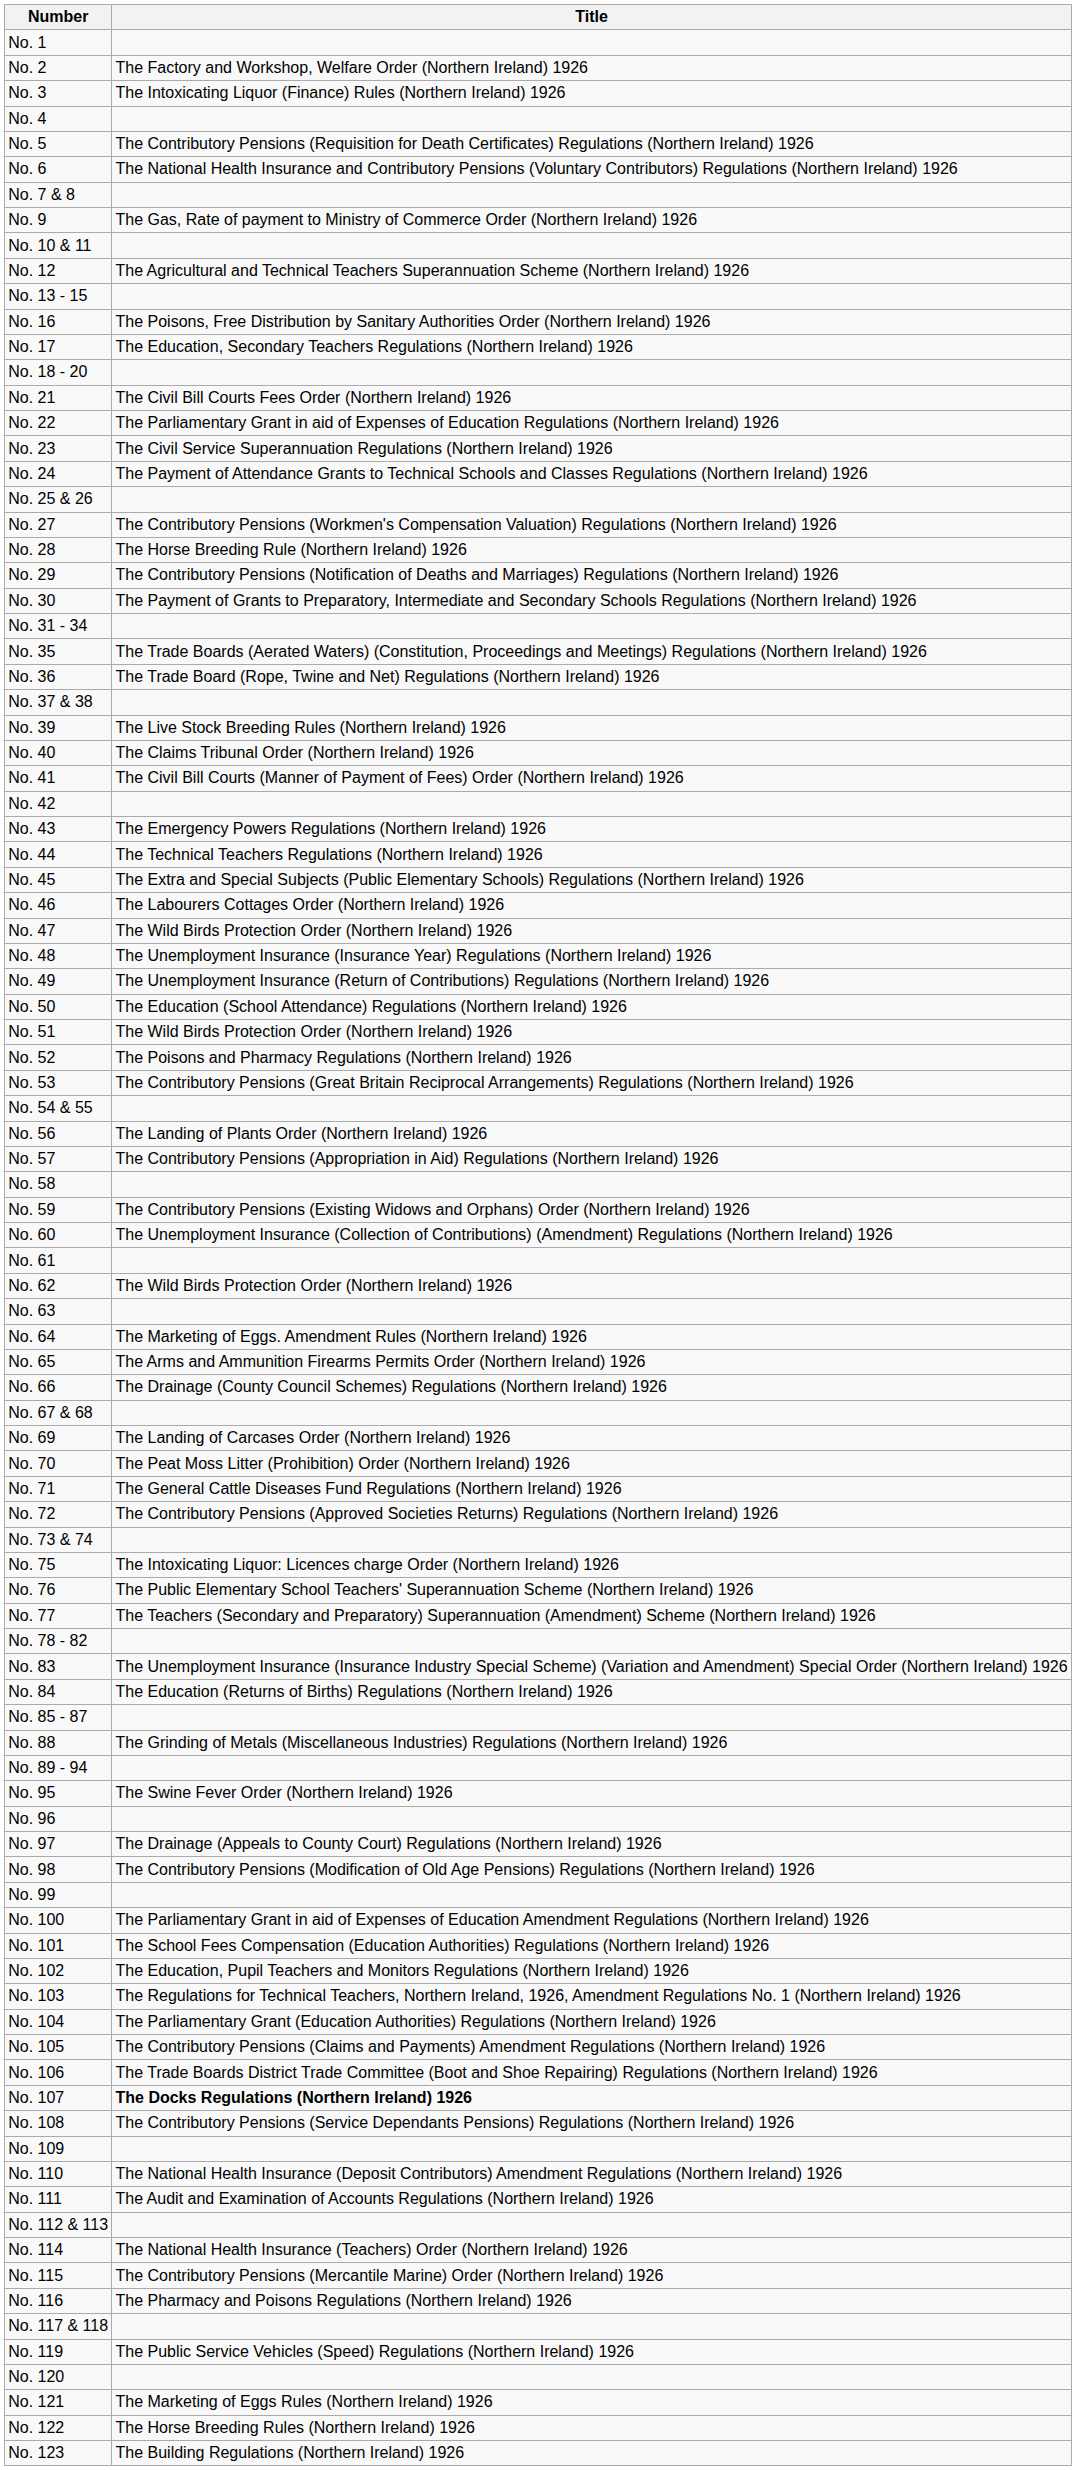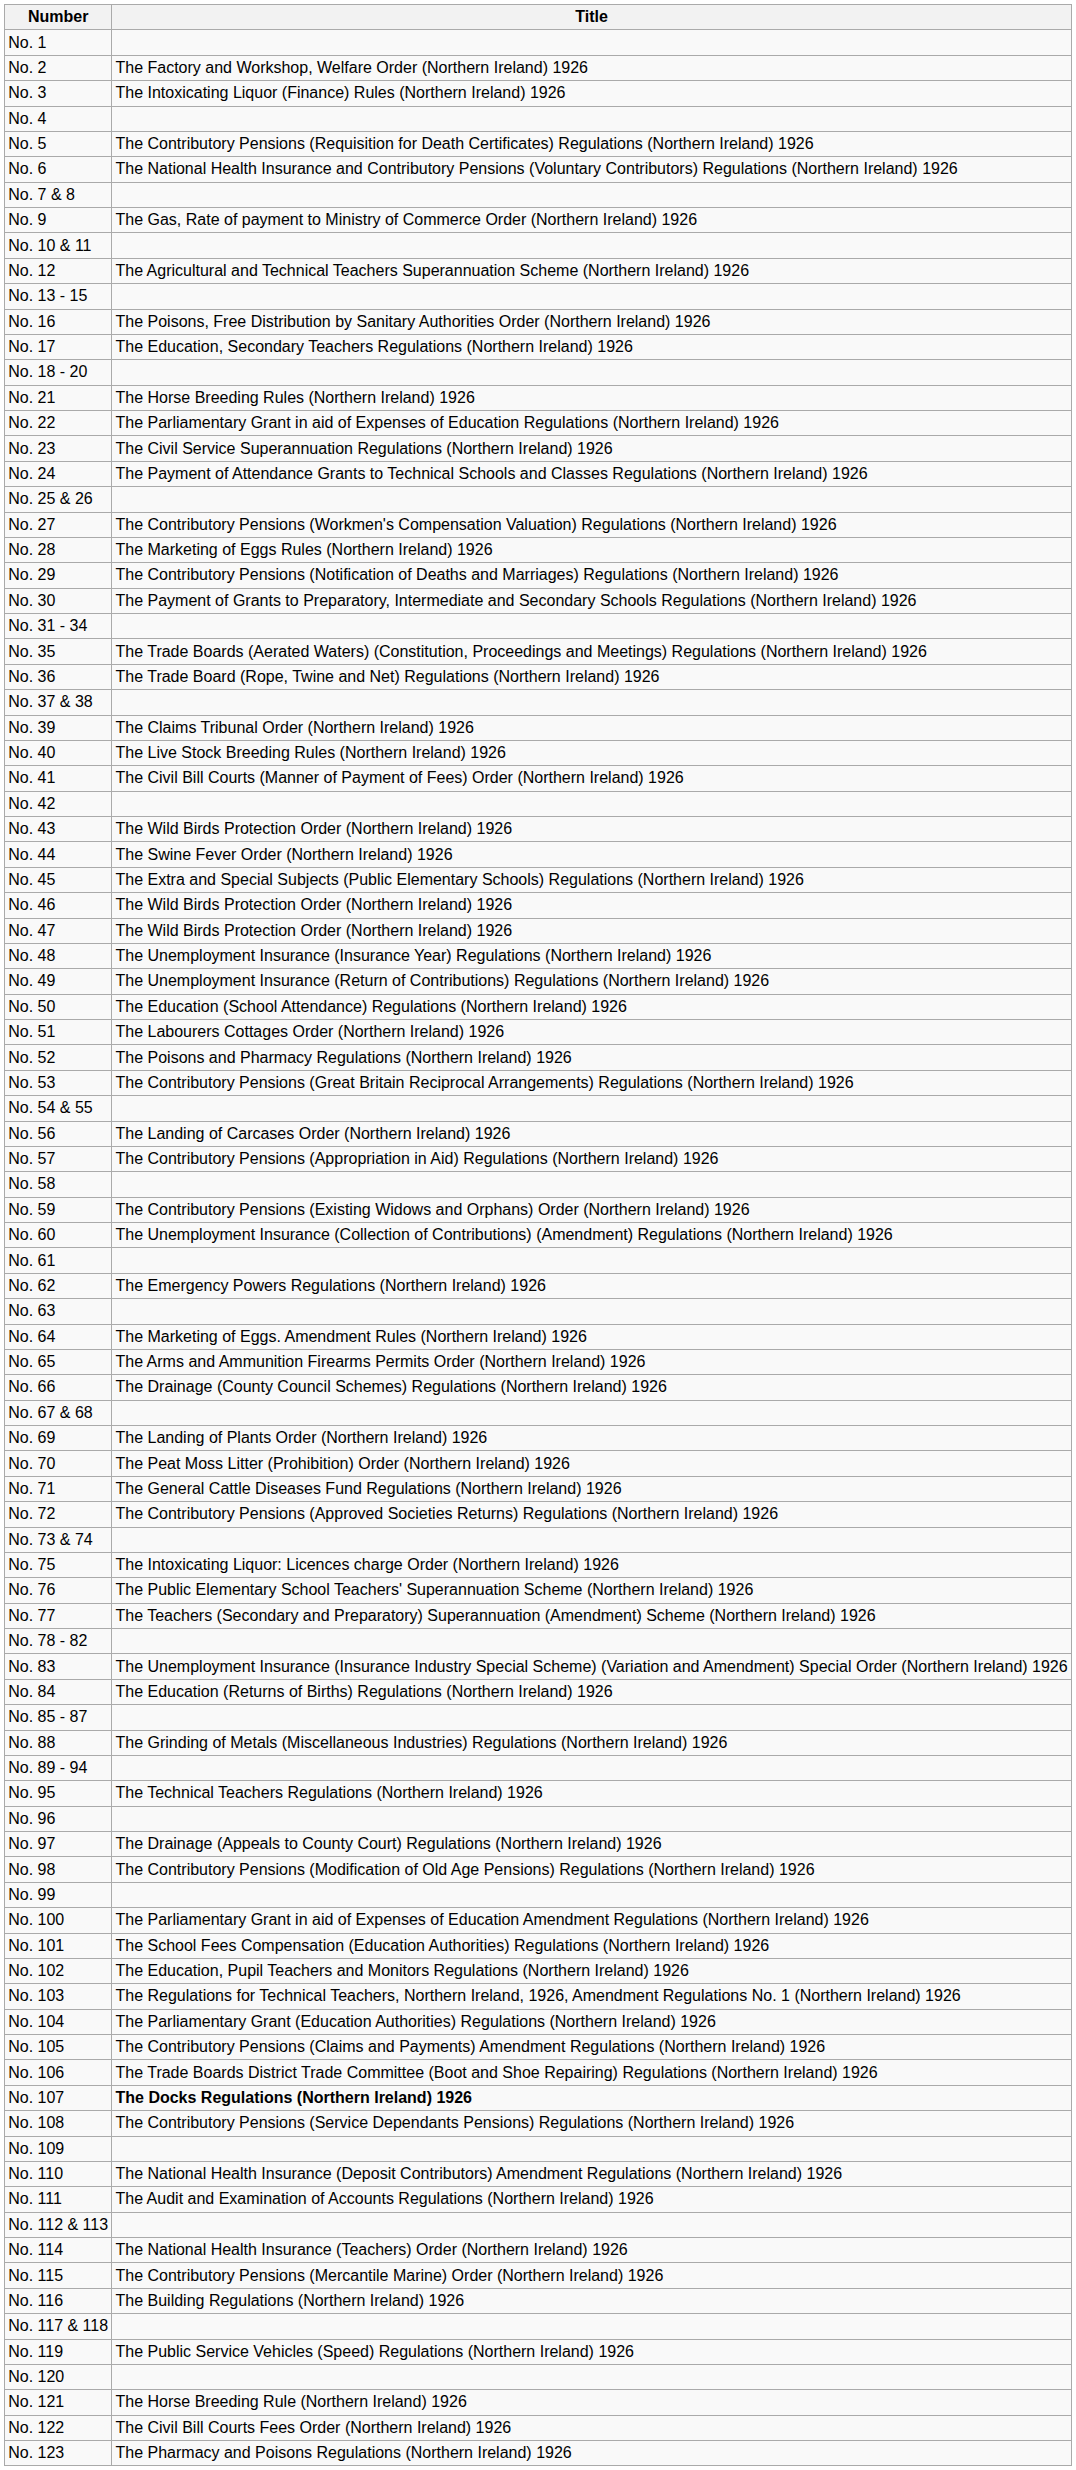(313, 397) The Civil Bill Courts Fees Order (Northern Ireland) 1926 -> (295, 397) The Horse Breeding Rules (Northern Ireland) 1926
(291, 550) The Horse Breeding Rule (Northern Ireland) 1926 -> (304, 550) The Marketing of Eggs Rules (Northern Ireland) 1926
(311, 727) The Live Stock Breeding Rules (Northern Ireland) 1926 -> (295, 727) The Claims Tribunal Order (Northern Ireland) 1926
(295, 753) The Claims Tribunal Order (Northern Ireland) 1926 -> (311, 753) The Live Stock Breeding Rules (Northern Ireland) 1926
(331, 829) The Emergency Powers Regulations (Northern Ireland) 1926 -> (314, 829) The Wild Birds Protection Order (Northern Ireland) 1926
(329, 854) The Technical Teachers Regulations (Northern Ireland) 1926 -> (284, 854) The Swine Fever Order (Northern Ireland) 1926
(310, 905) The Labourers Cottages Order (Northern Ireland) 1926 -> (314, 905) The Wild Birds Protection Order (Northern Ireland) 1926
(314, 1032) The Wild Birds Protection Order (Northern Ireland) 1926 -> (310, 1032) The Labourers Cottages Order (Northern Ireland) 1926
(301, 1133) The Landing of Plants Order (Northern Ireland) 1926 -> (313, 1133) The Landing of Carcases Order (Northern Ireland) 1926
(314, 1285) The Wild Birds Protection Order (Northern Ireland) 1926 -> (331, 1285) The Emergency Powers Regulations (Northern Ireland) 1926
(313, 1438) The Landing of Carcases Order (Northern Ireland) 1926 -> (301, 1438) The Landing of Plants Order (Northern Ireland) 1926
(284, 1793) The Swine Fever Order (Northern Ireland) 1926 -> (329, 1793) The Technical Teachers Regulations (Northern Ireland) 1926
(344, 2300) The Pharmacy and Poisons Regulations (Northern Ireland) 1926 -> (290, 2300) The Building Regulations (Northern Ireland) 1926
(304, 2402) The Marketing of Eggs Rules (Northern Ireland) 1926 -> (291, 2402) The Horse Breeding Rule (Northern Ireland) 1926
(295, 2427) The Horse Breeding Rules (Northern Ireland) 1926 -> (313, 2427) The Civil Bill Courts Fees Order (Northern Ireland) 1926
(290, 2453) The Building Regulations (Northern Ireland) 1926 -> (344, 2453) The Pharmacy and Poisons Regulations (Northern Ireland) 1926
